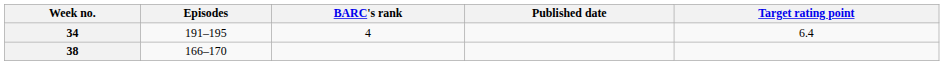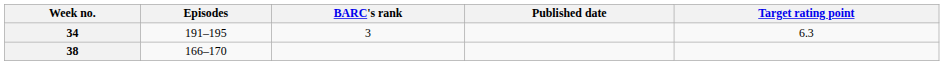(368, 32) 4 -> (368, 32) 3
(806, 32) 6.4 -> (806, 32) 6.3
